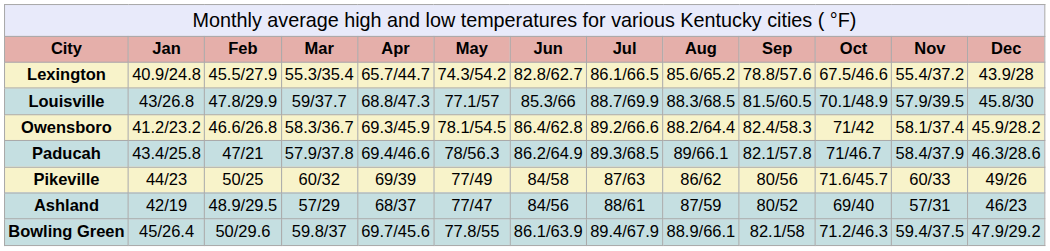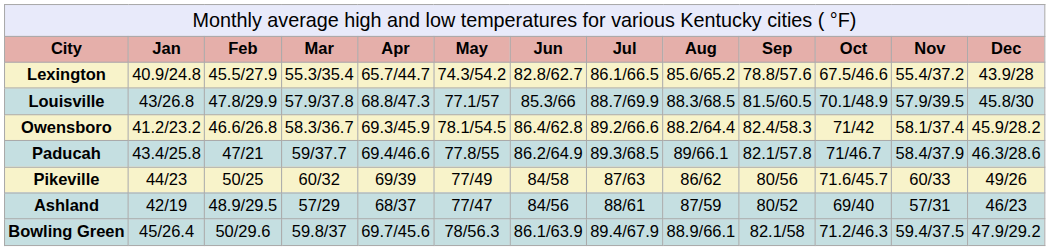(319, 101) 59/37.7 -> (319, 101) 57.9/37.8
(319, 153) 57.9/37.8 -> (319, 153) 59/37.7
(472, 153) 78/56.3 -> (472, 153) 77.8/55
(472, 232) 77.8/55 -> (472, 232) 78/56.3
